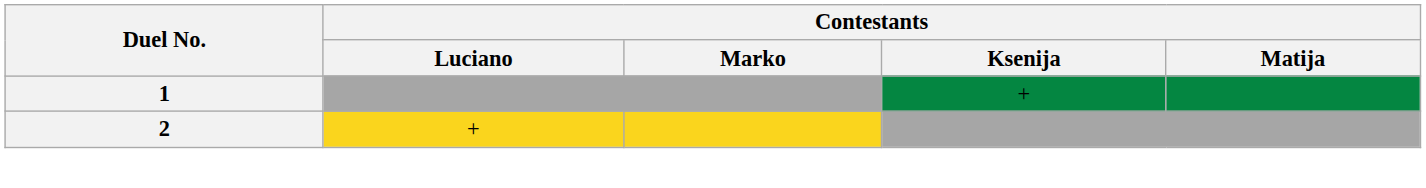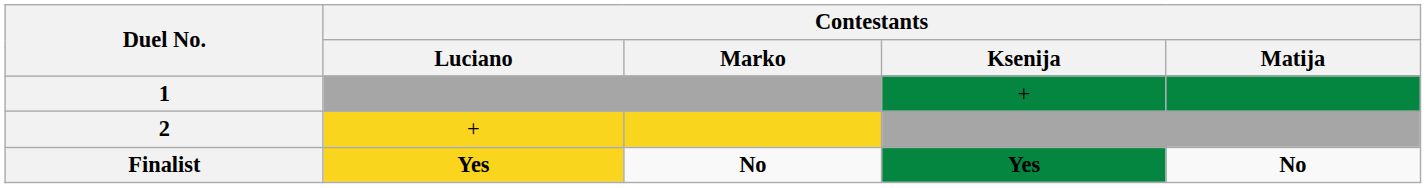+ row: (164, 164)
